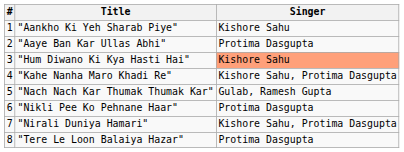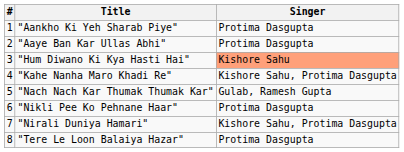(254, 29) Kishore Sahu -> (266, 29) Protima Dasgupta
